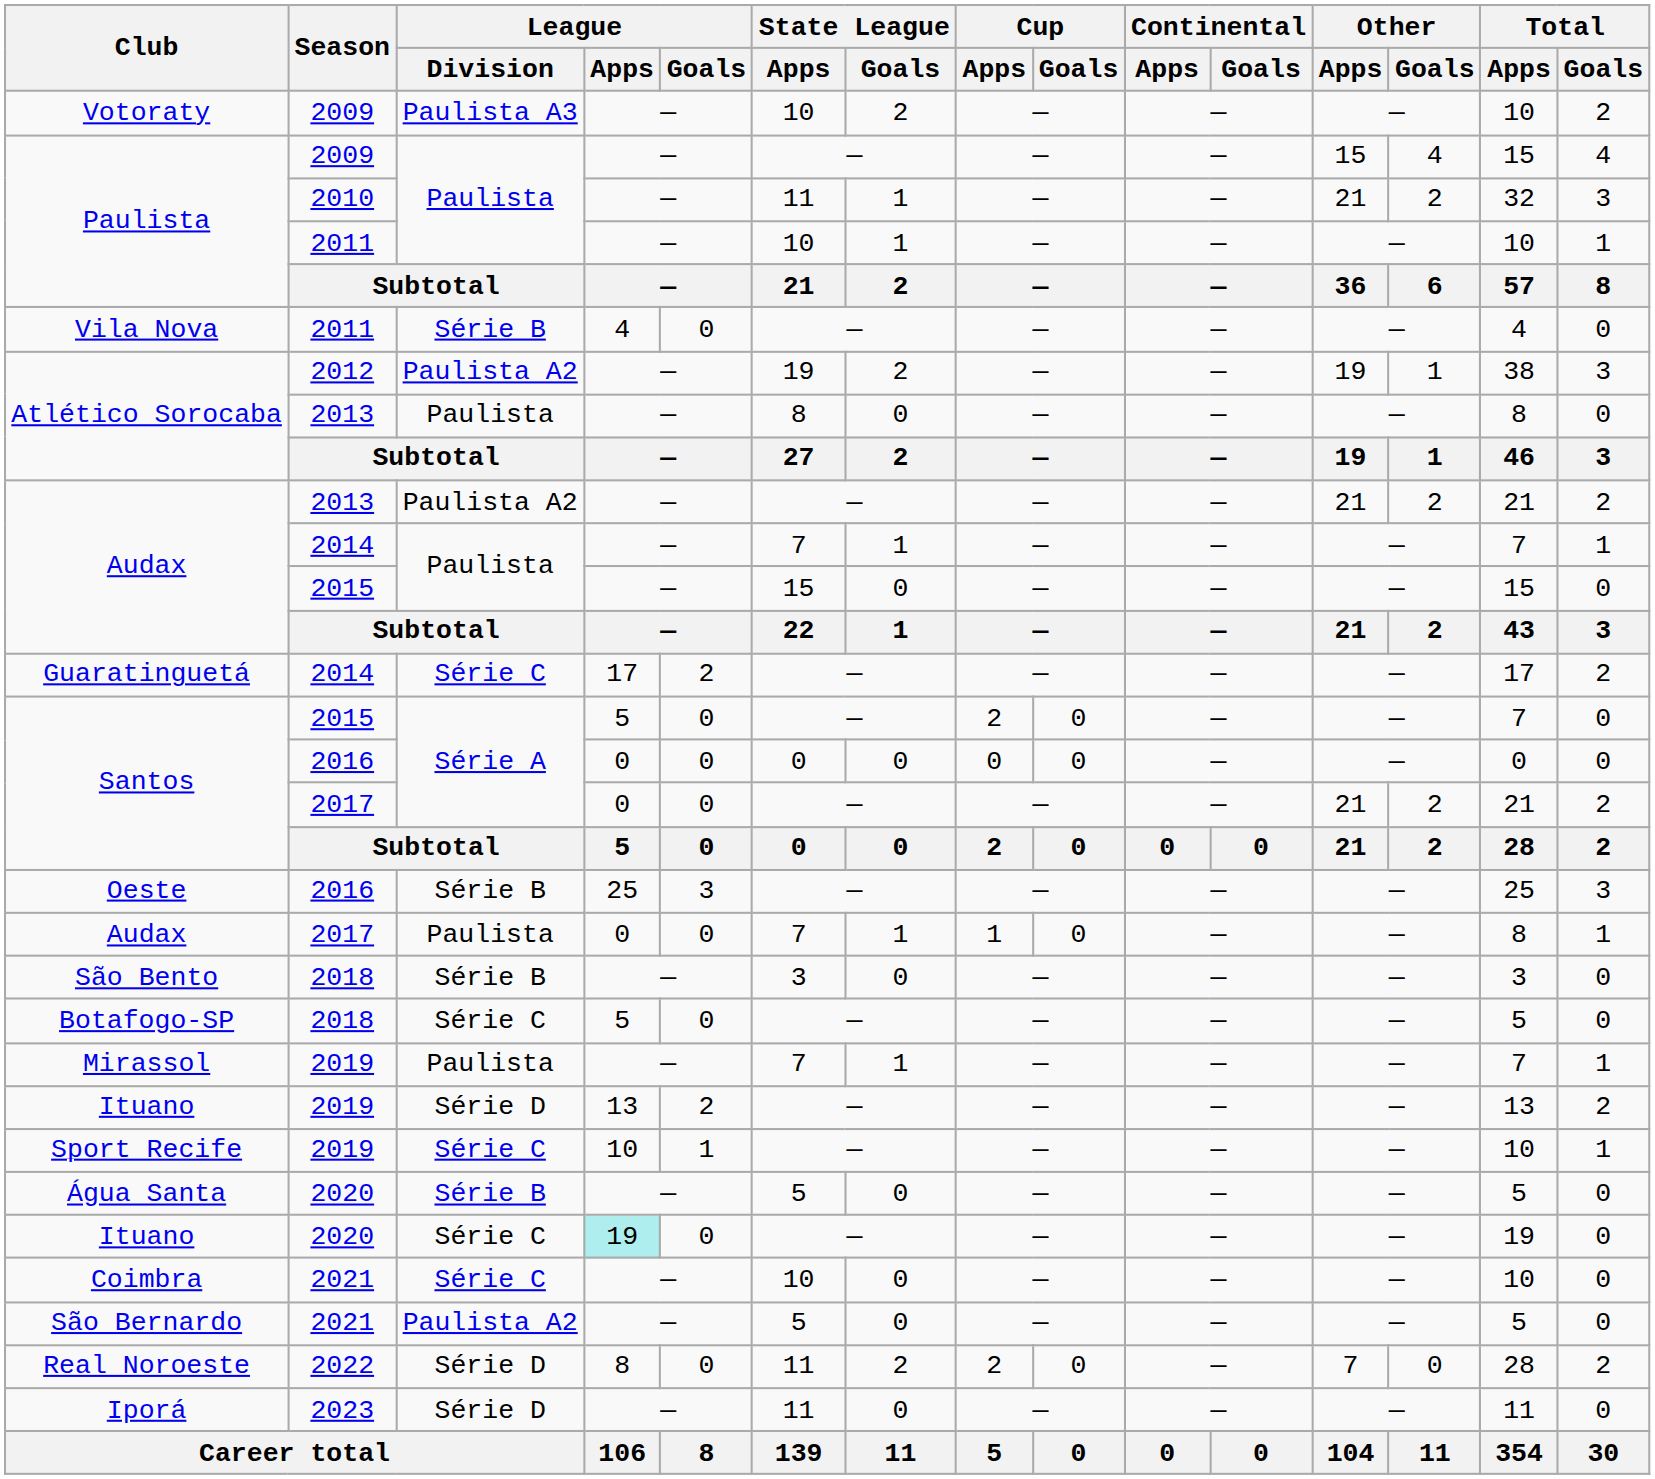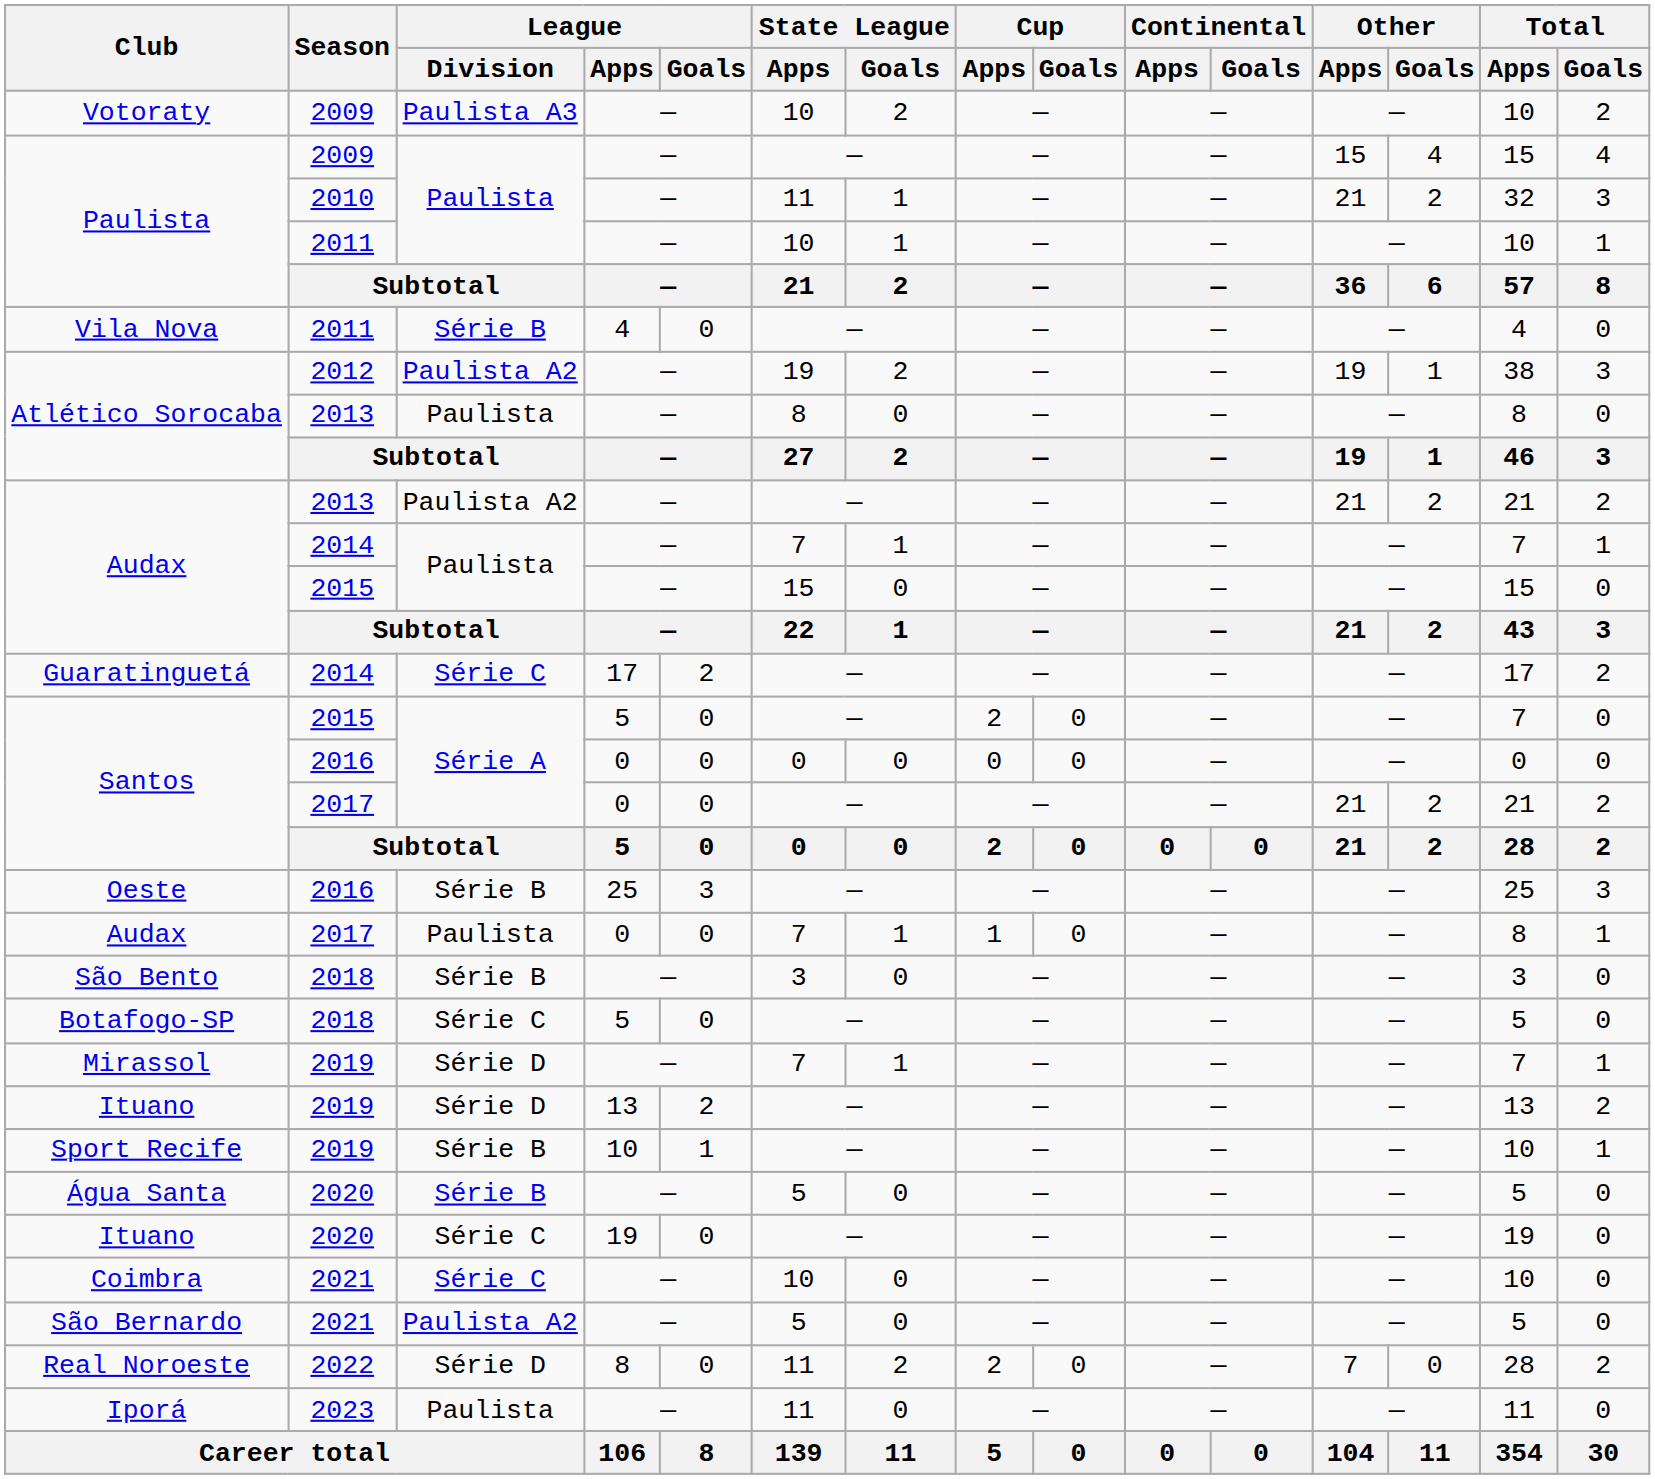(490, 1064) Paulista -> (490, 1064) Série D
(490, 1150) Série C -> (490, 1150) Série B
(622, 1237) paleturquoise background -> (622, 1237) no background
(490, 1410) Série D -> (490, 1410) Paulista
